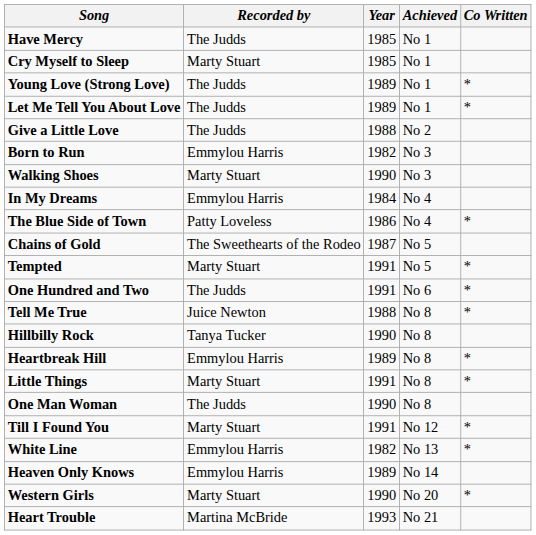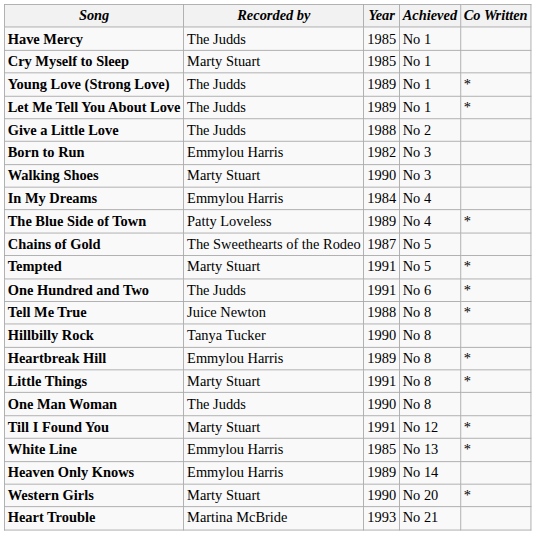(382, 221) 1986 -> (382, 221) 1989
(382, 449) 1982 -> (382, 449) 1985
